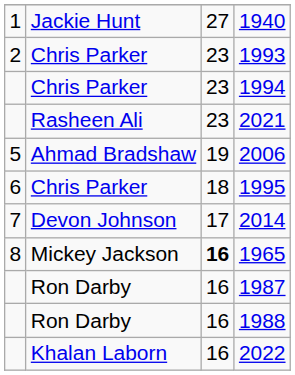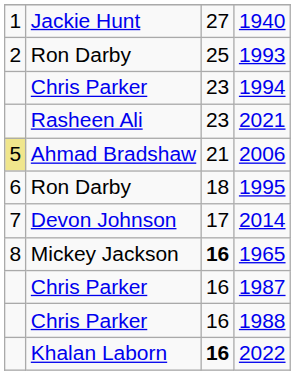(89, 54) Chris Parker -> (81, 54) Ron Darby
(218, 54) 23 -> (218, 54) 25
(15, 154) no background -> (15, 154) khaki background
(218, 154) 19 -> (218, 154) 21
(89, 187) Chris Parker -> (81, 187) Ron Darby
(81, 287) Ron Darby -> (89, 287) Chris Parker
(81, 320) Ron Darby -> (89, 320) Chris Parker
(218, 353) normal -> (218, 353) bold
